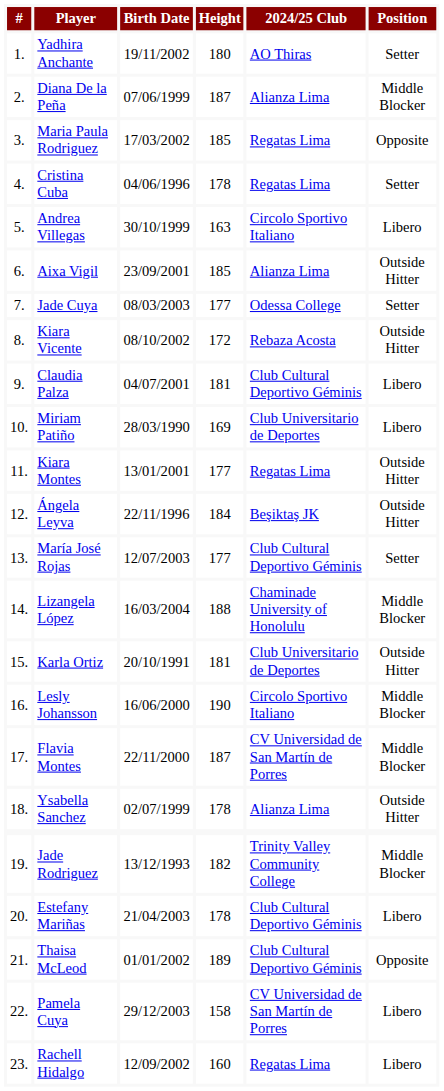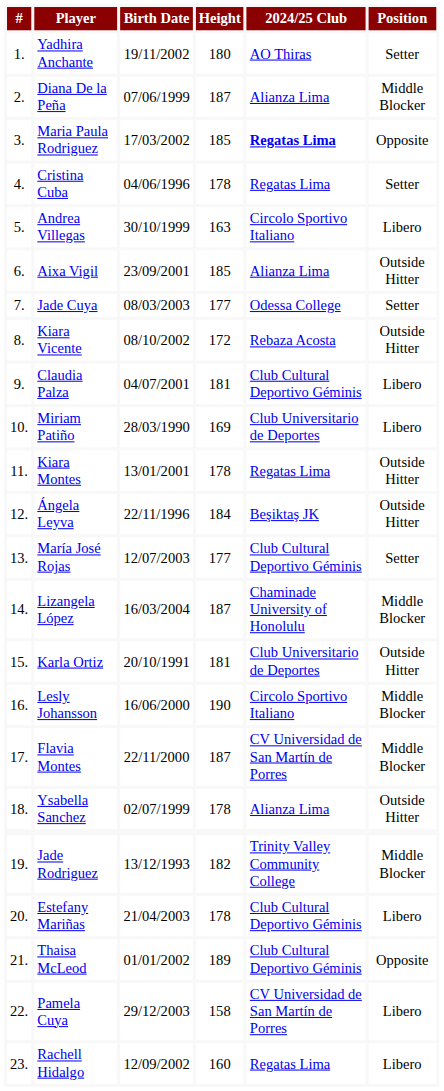(290, 140) normal -> (293, 140) bold
(220, 470) 177 -> (220, 470) 178
(220, 609) 188 -> (220, 609) 187
